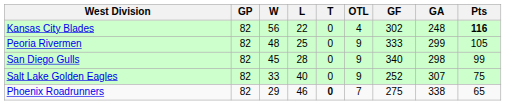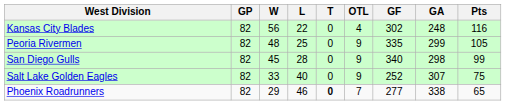(479, 28) bold -> (479, 28) normal
(394, 44) 333 -> (394, 44) 335
(394, 92) 275 -> (394, 92) 277
